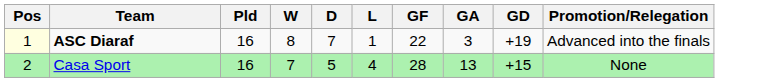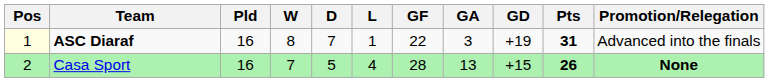+ column: (569, 16)
(628, 65) normal -> (679, 65) bold
